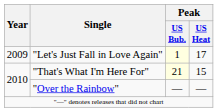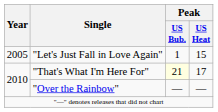(17, 54) 2009 -> (17, 54) 2005
(177, 54) lightyellow background -> (177, 54) no background
(201, 54) 17 -> (201, 54) 15
(201, 71) 15 -> (201, 71) 17
